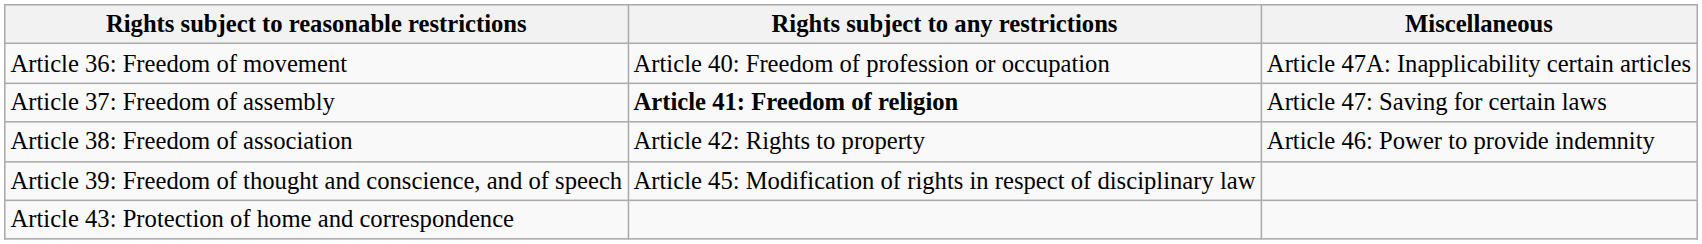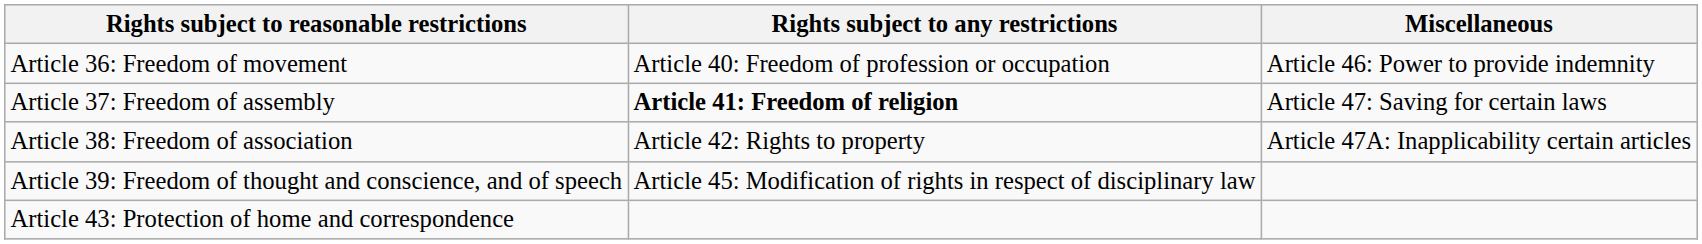(1479, 63) Article 47A: Inapplicability certain articles -> (1461, 63) Article 46: Power to provide indemnity
(1461, 141) Article 46: Power to provide indemnity -> (1479, 141) Article 47A: Inapplicability certain articles
